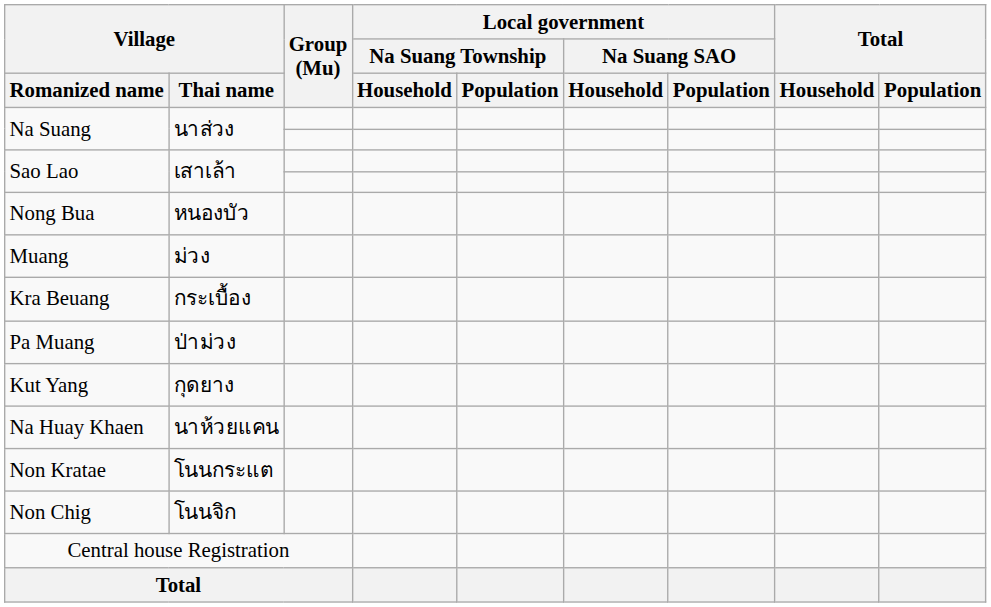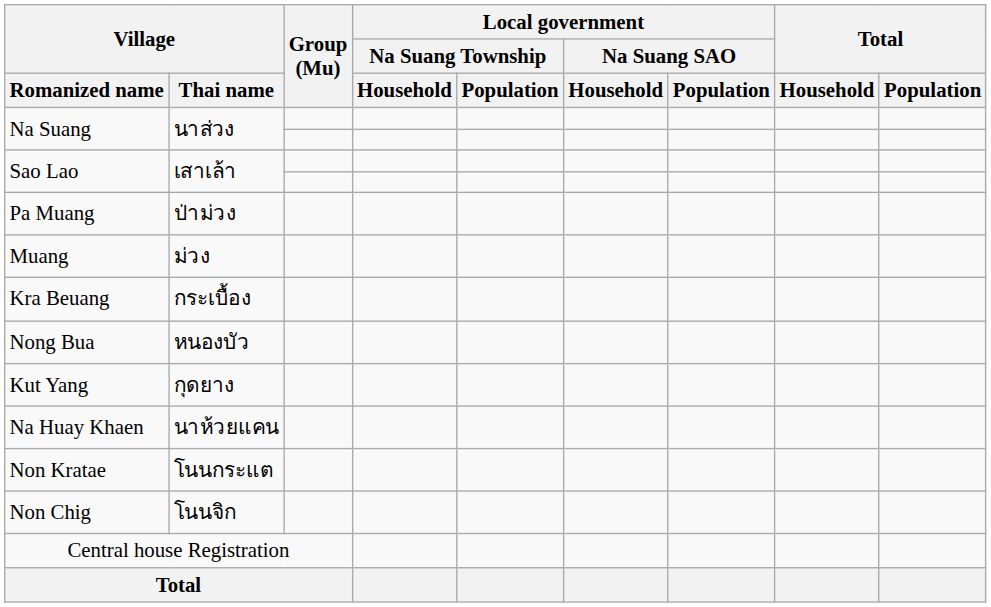rows swapped: (52, 341) <-> (52, 214)
